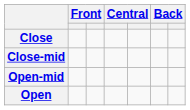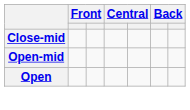- row: (36, 38)
